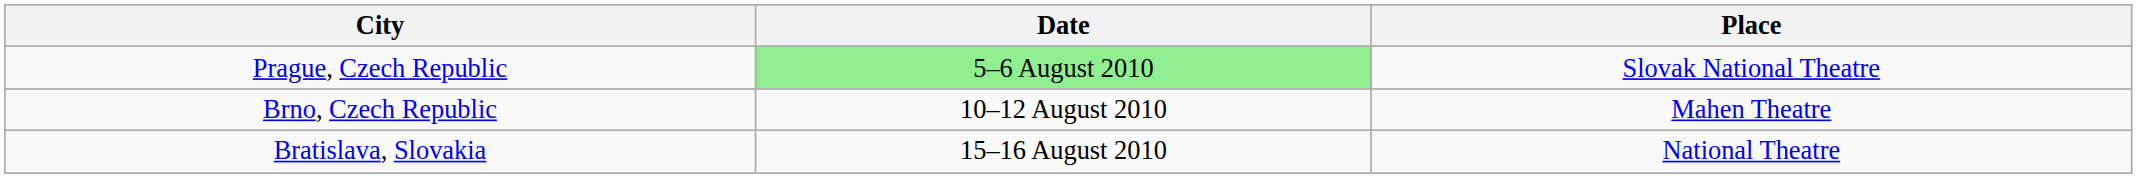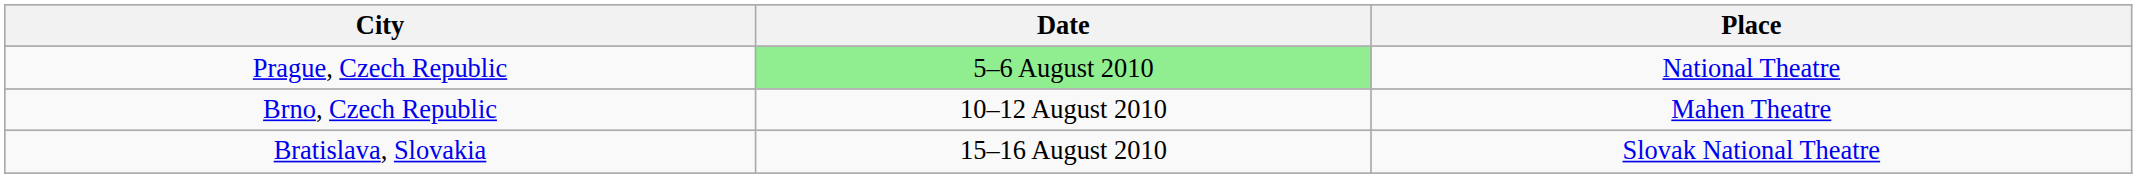(1751, 67) Slovak National Theatre -> (1751, 67) National Theatre
(1751, 151) National Theatre -> (1751, 151) Slovak National Theatre
